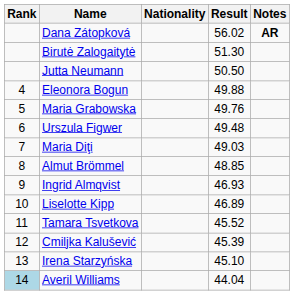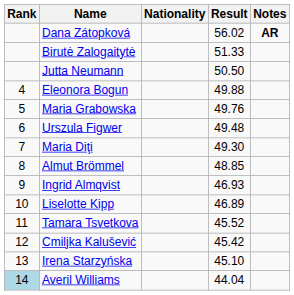(229, 52) 51.30 -> (229, 52) 51.33
(229, 147) 49.03 -> (229, 147) 49.30
(229, 242) 45.39 -> (229, 242) 45.42
